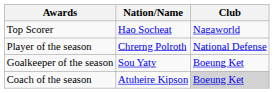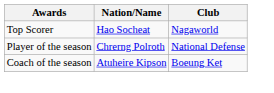- row: (60, 63)
(218, 79) lightgrey background -> (197, 63) no background
